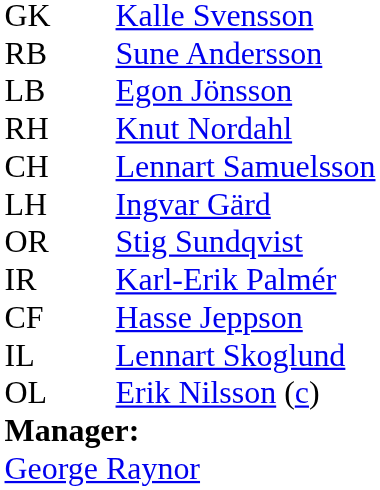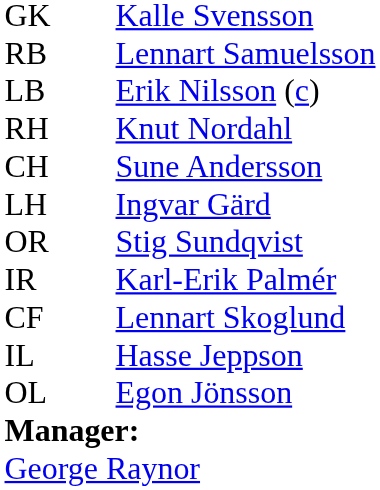(219, 53) Sune Andersson -> (246, 53) Lennart Samuelsson
(204, 90) Egon Jönsson -> (218, 90) Erik Nilsson (c)
(246, 166) Lennart Samuelsson -> (219, 166) Sune Andersson
(209, 317) Hasse Jeppson -> (230, 317) Lennart Skoglund
(230, 354) Lennart Skoglund -> (209, 354) Hasse Jeppson
(218, 392) Erik Nilsson (c) -> (204, 392) Egon Jönsson
